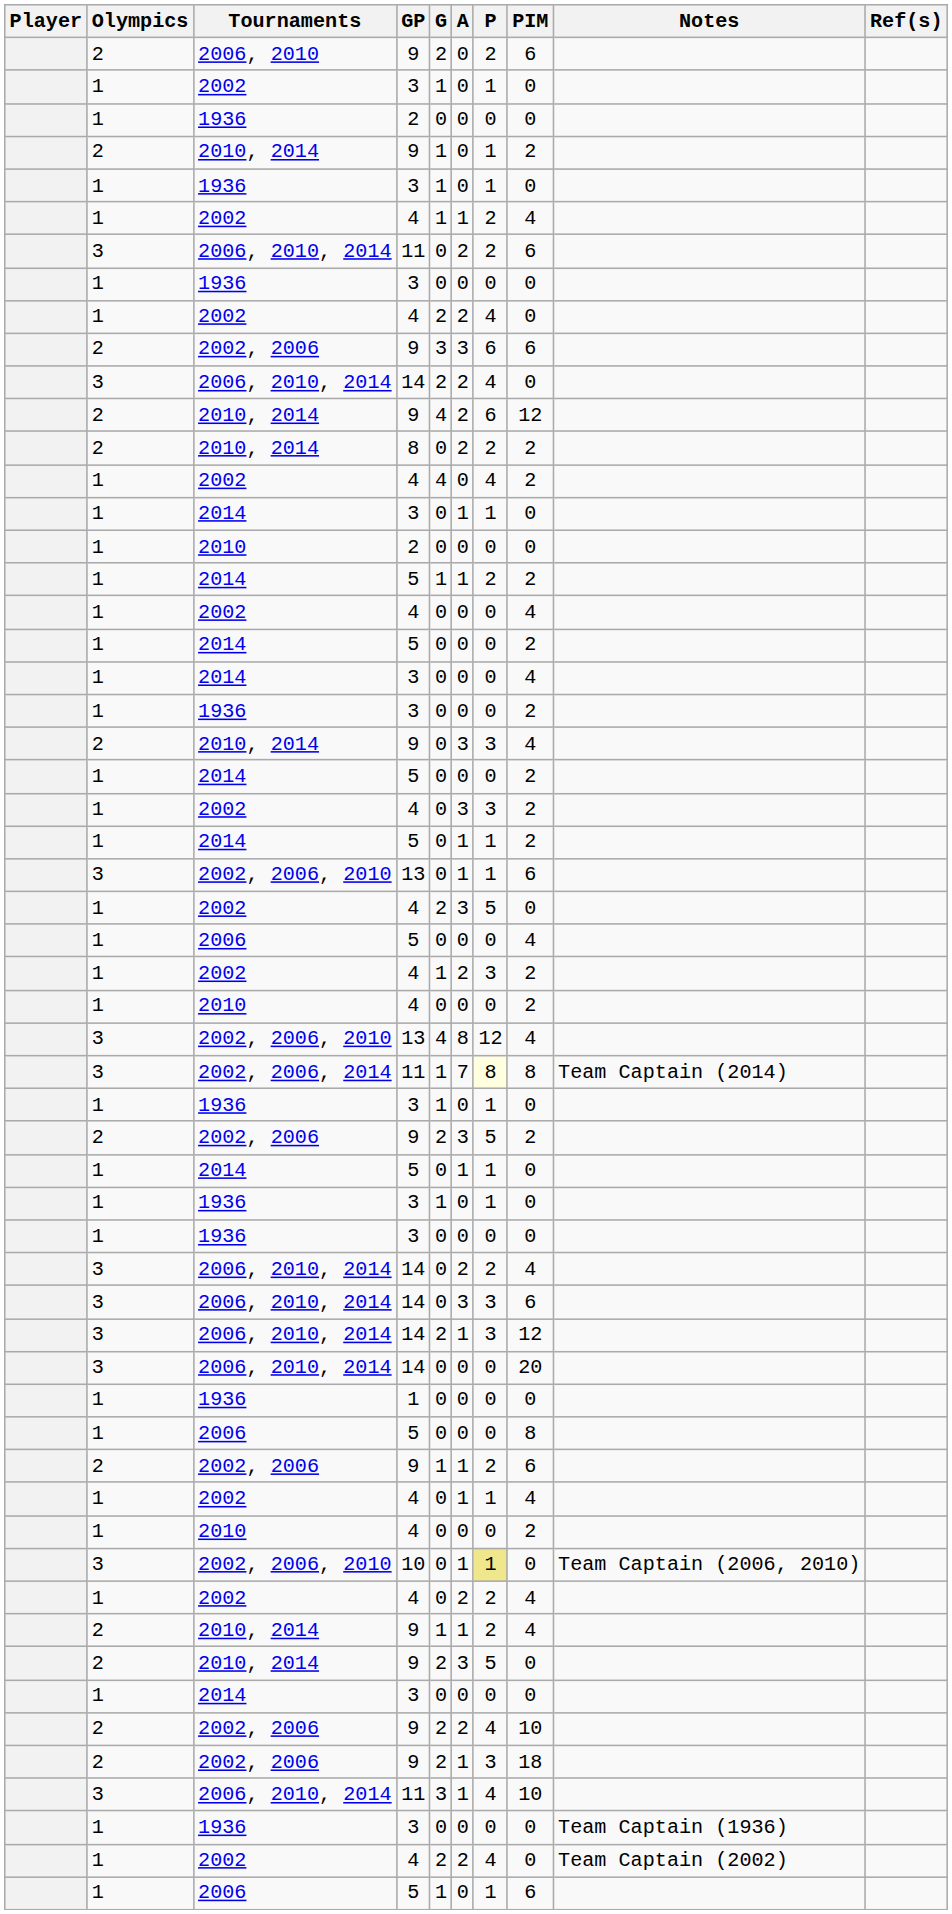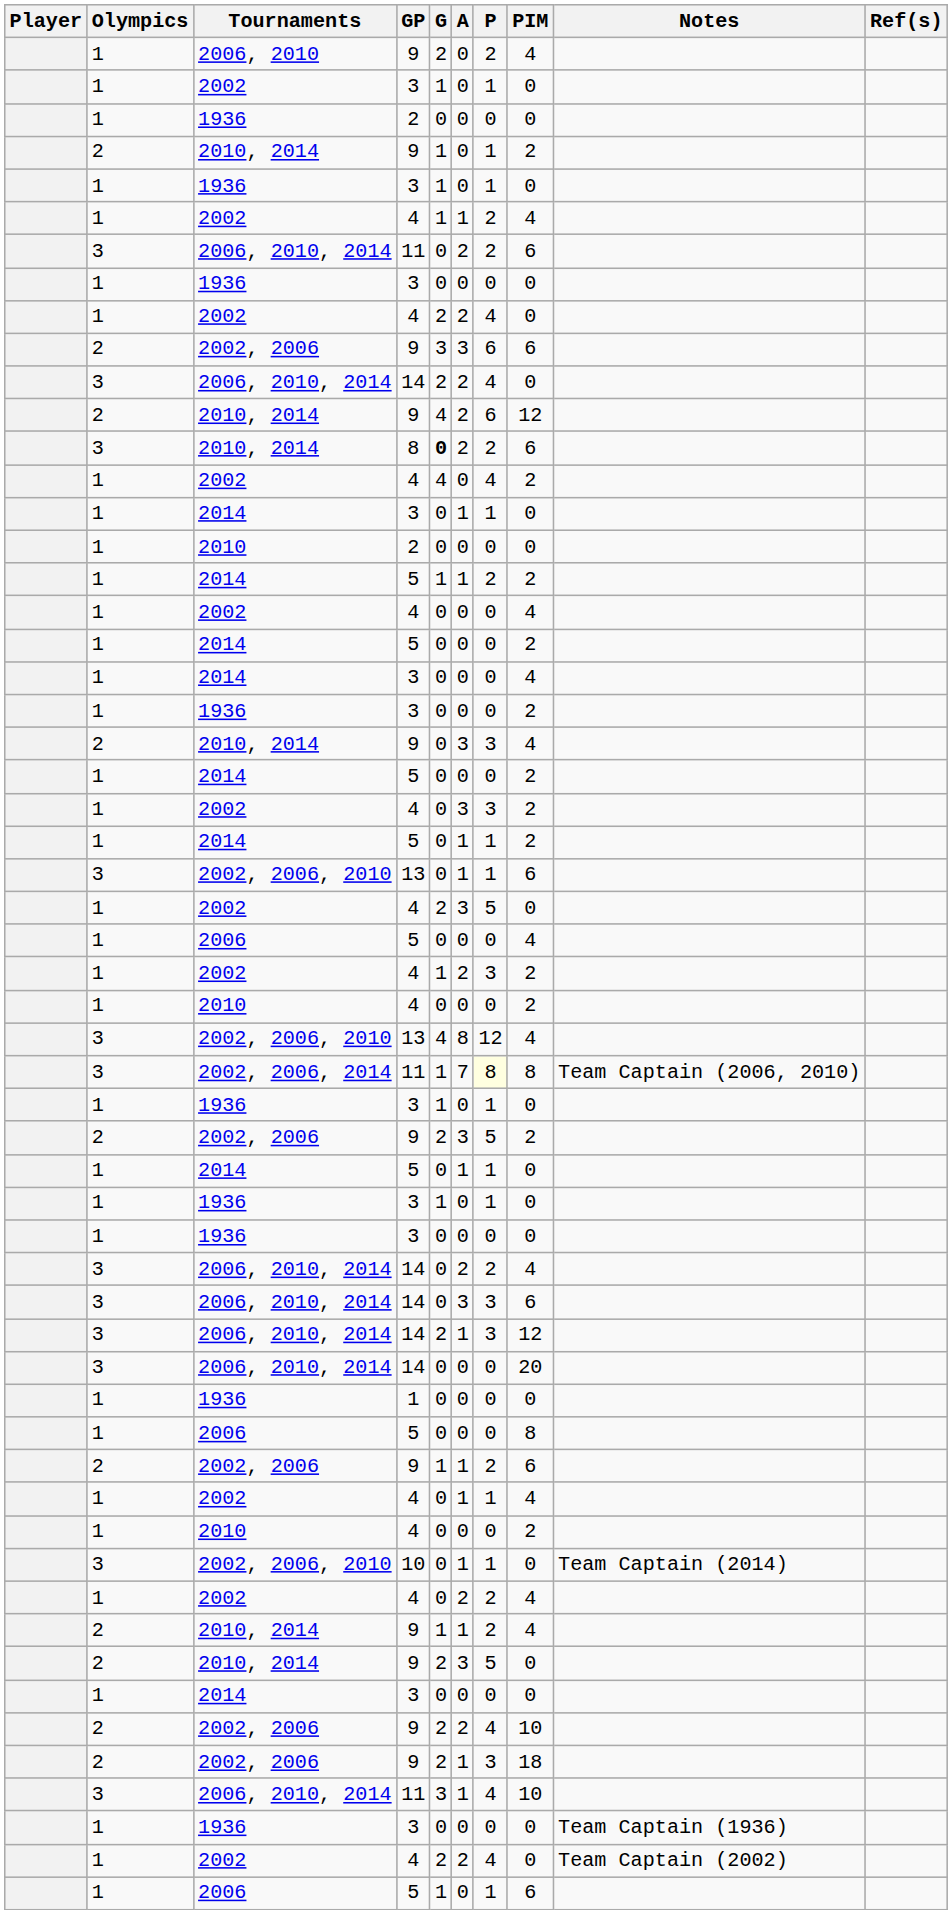(98, 54) 2 -> (98, 54) 1
(530, 54) 6 -> (530, 54) 4
(98, 448) 2 -> (98, 448) 3
(441, 448) normal -> (441, 448) bold
(530, 448) 2 -> (530, 448) 6
(673, 1072) Team Captain (2014) -> (709, 1072) Team Captain (2006, 2010)
(490, 1565) khaki background -> (490, 1565) no background
(709, 1565) Team Captain (2006, 2010) -> (673, 1565) Team Captain (2014)
